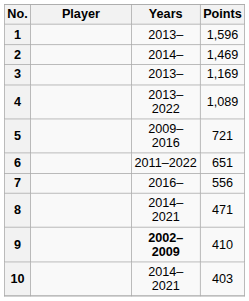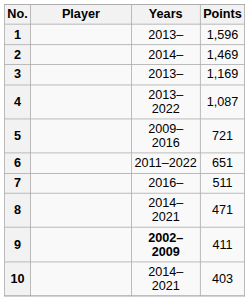(222, 101) 1,089 -> (222, 101) 1,087
(222, 183) 556 -> (222, 183) 511
(222, 244) 410 -> (222, 244) 411
